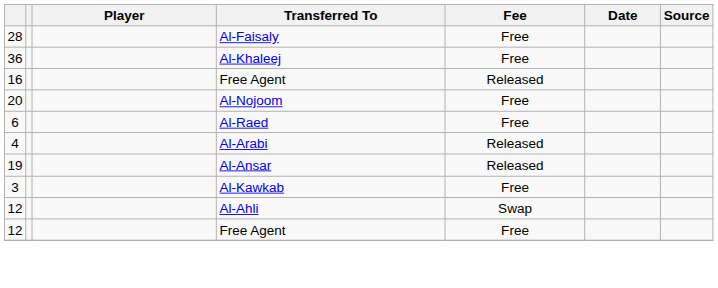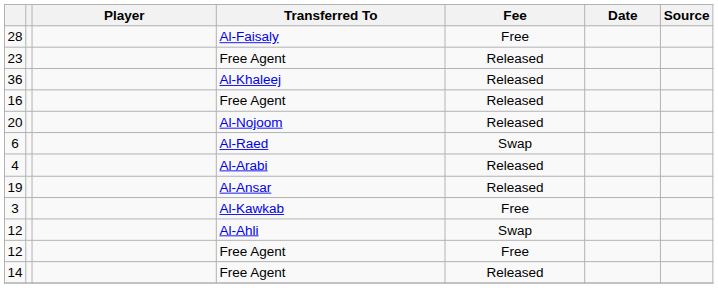+ row: (15, 58)
(515, 58) Free -> (515, 80) Released
(515, 101) Free -> (515, 122) Released
(515, 122) Free -> (515, 144) Swap
+ row: (15, 272)
